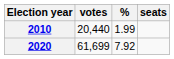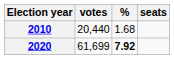(125, 29) 1.99 -> (125, 29) 1.68
(125, 46) normal -> (125, 46) bold
